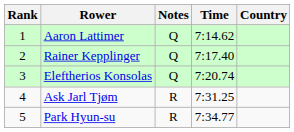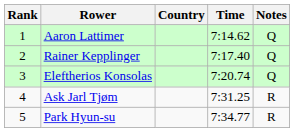columns swapped: (263, 14) <-> (173, 14)
